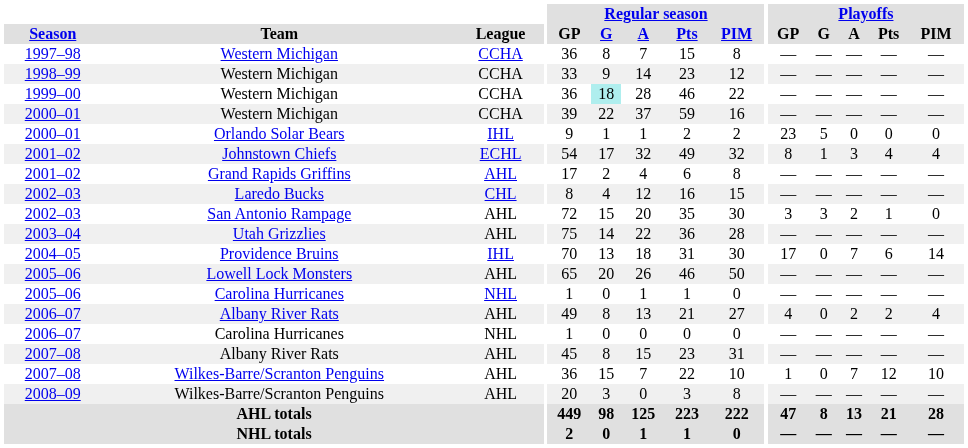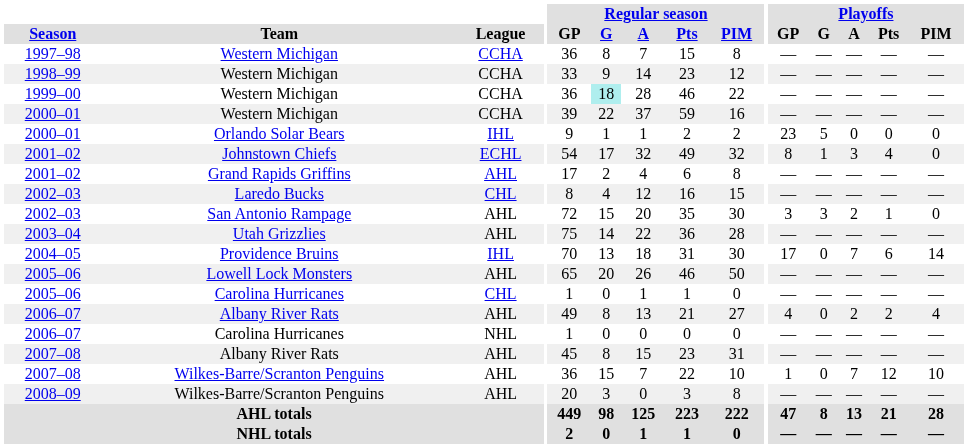(936, 154) 4 -> (936, 154) 0
(501, 294) NHL -> (501, 294) CHL
